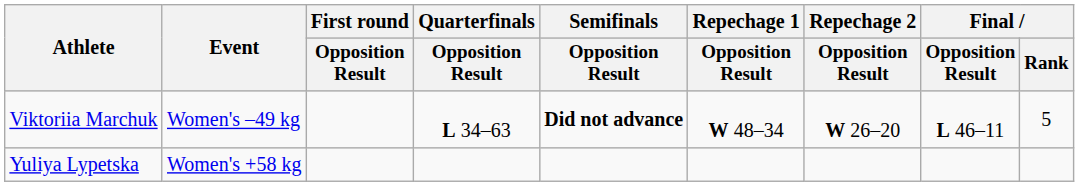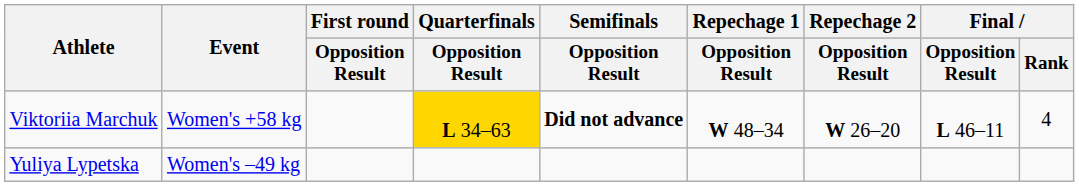(234, 119) Women's –49 kg -> (234, 119) Women's +58 kg
(476, 131) no background -> (476, 131) gold background
(1046, 119) 5 -> (1046, 119) 4
(234, 164) Women's +58 kg -> (234, 164) Women's –49 kg
